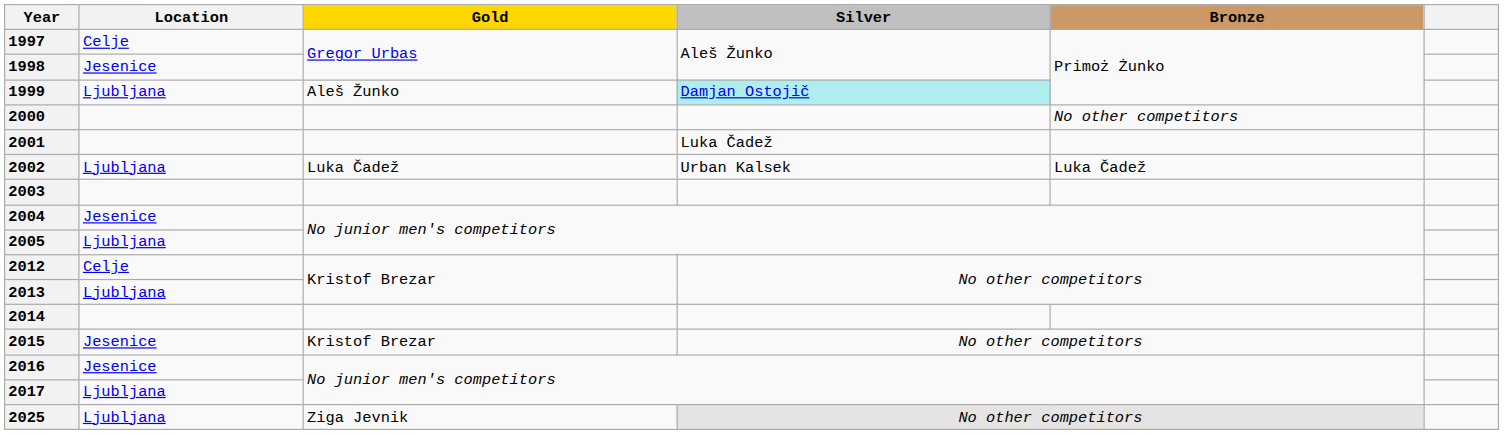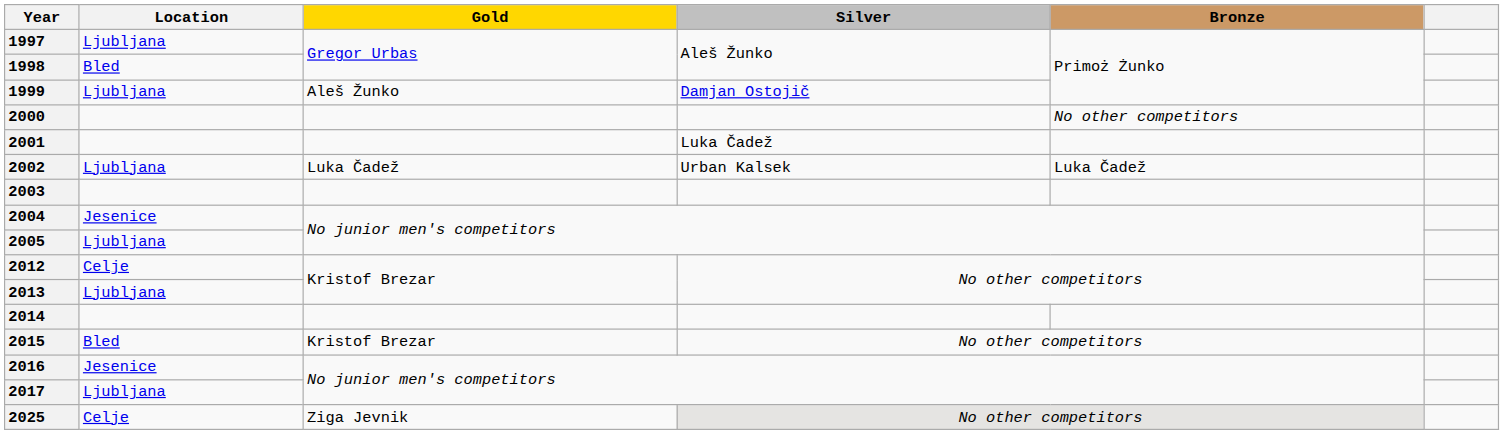(106, 42) Celje -> (124, 42) Ljubljana
(120, 67) Jesenice -> (101, 67) Bled
(745, 92) paleturquoise background -> (745, 92) no background
(120, 342) Jesenice -> (101, 342) Bled
(124, 417) Ljubljana -> (106, 417) Celje
